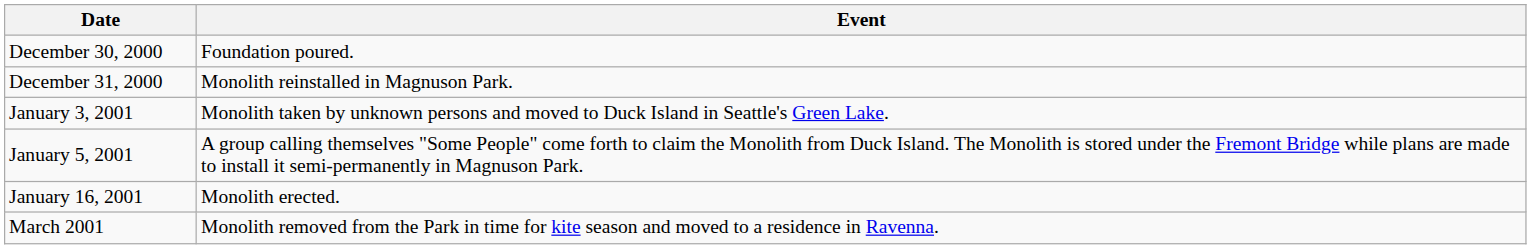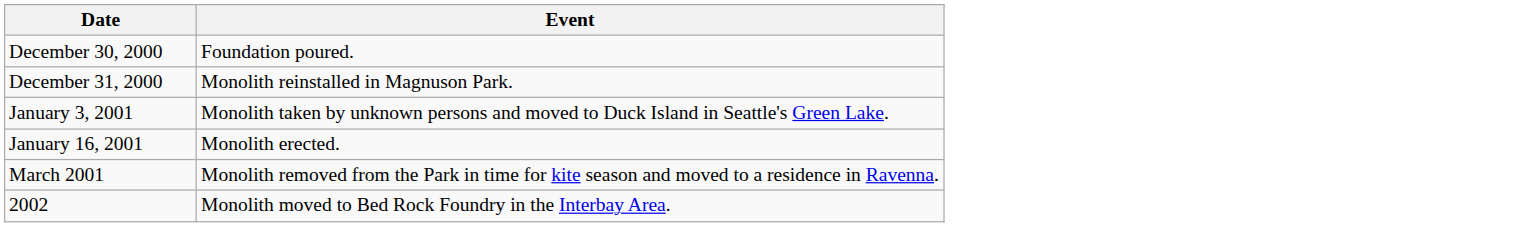- row: (71, 154)
+ row: (29, 205)
